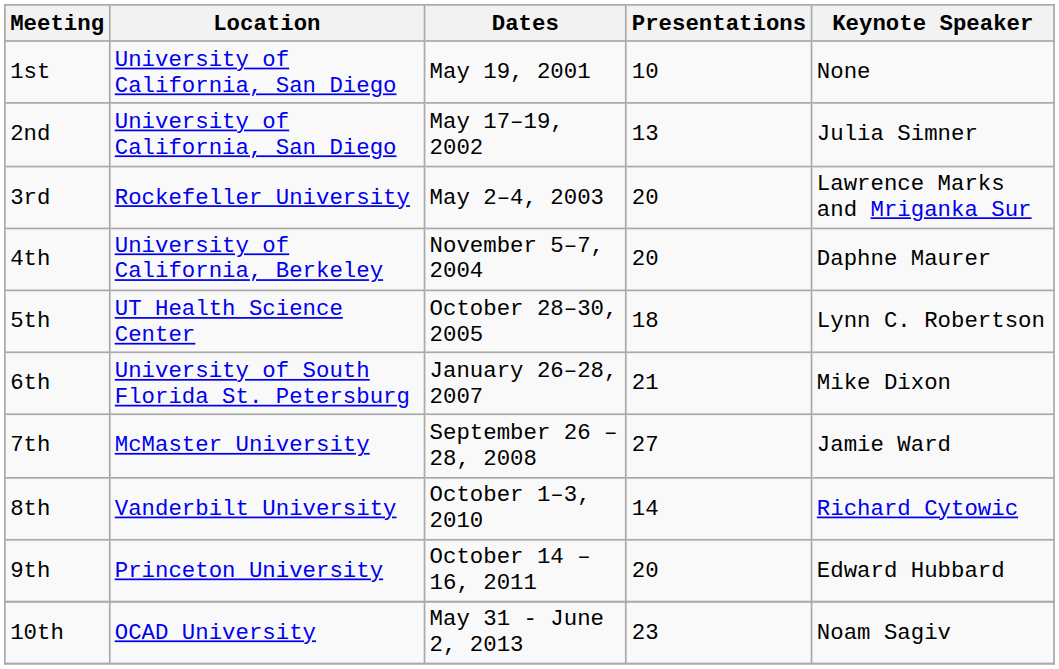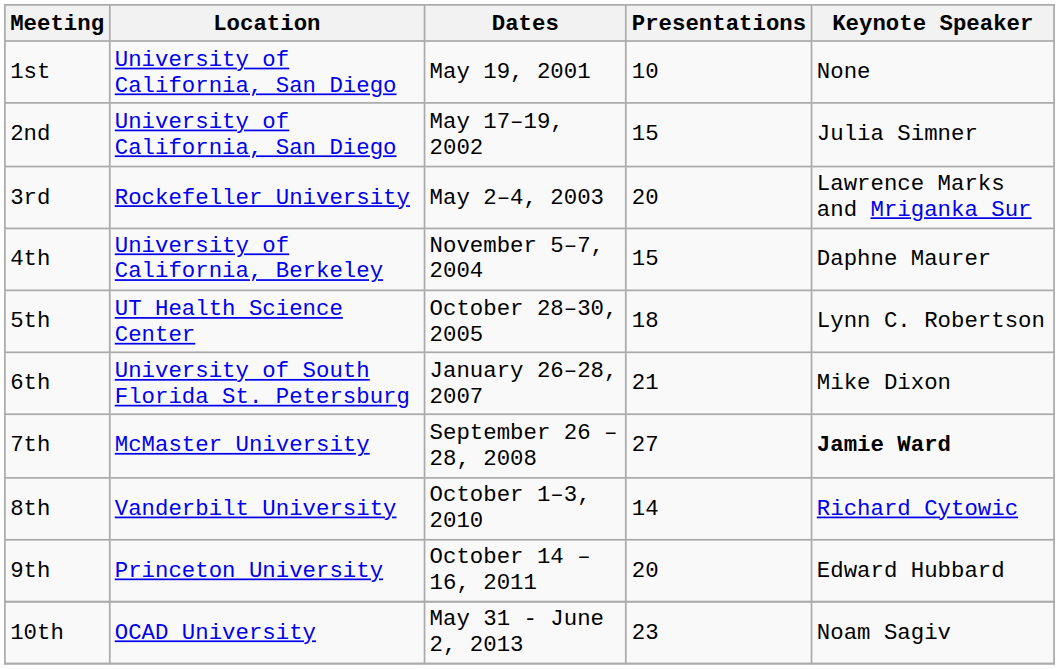(645, 135) 13 -> (645, 135) 15
(645, 259) 20 -> (645, 259) 15
(884, 446) normal -> (884, 446) bold
